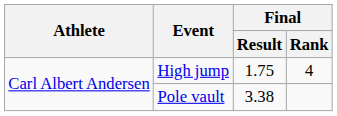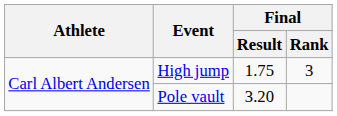(309, 70) 4 -> (309, 70) 3
(259, 96) 3.38 -> (259, 96) 3.20
